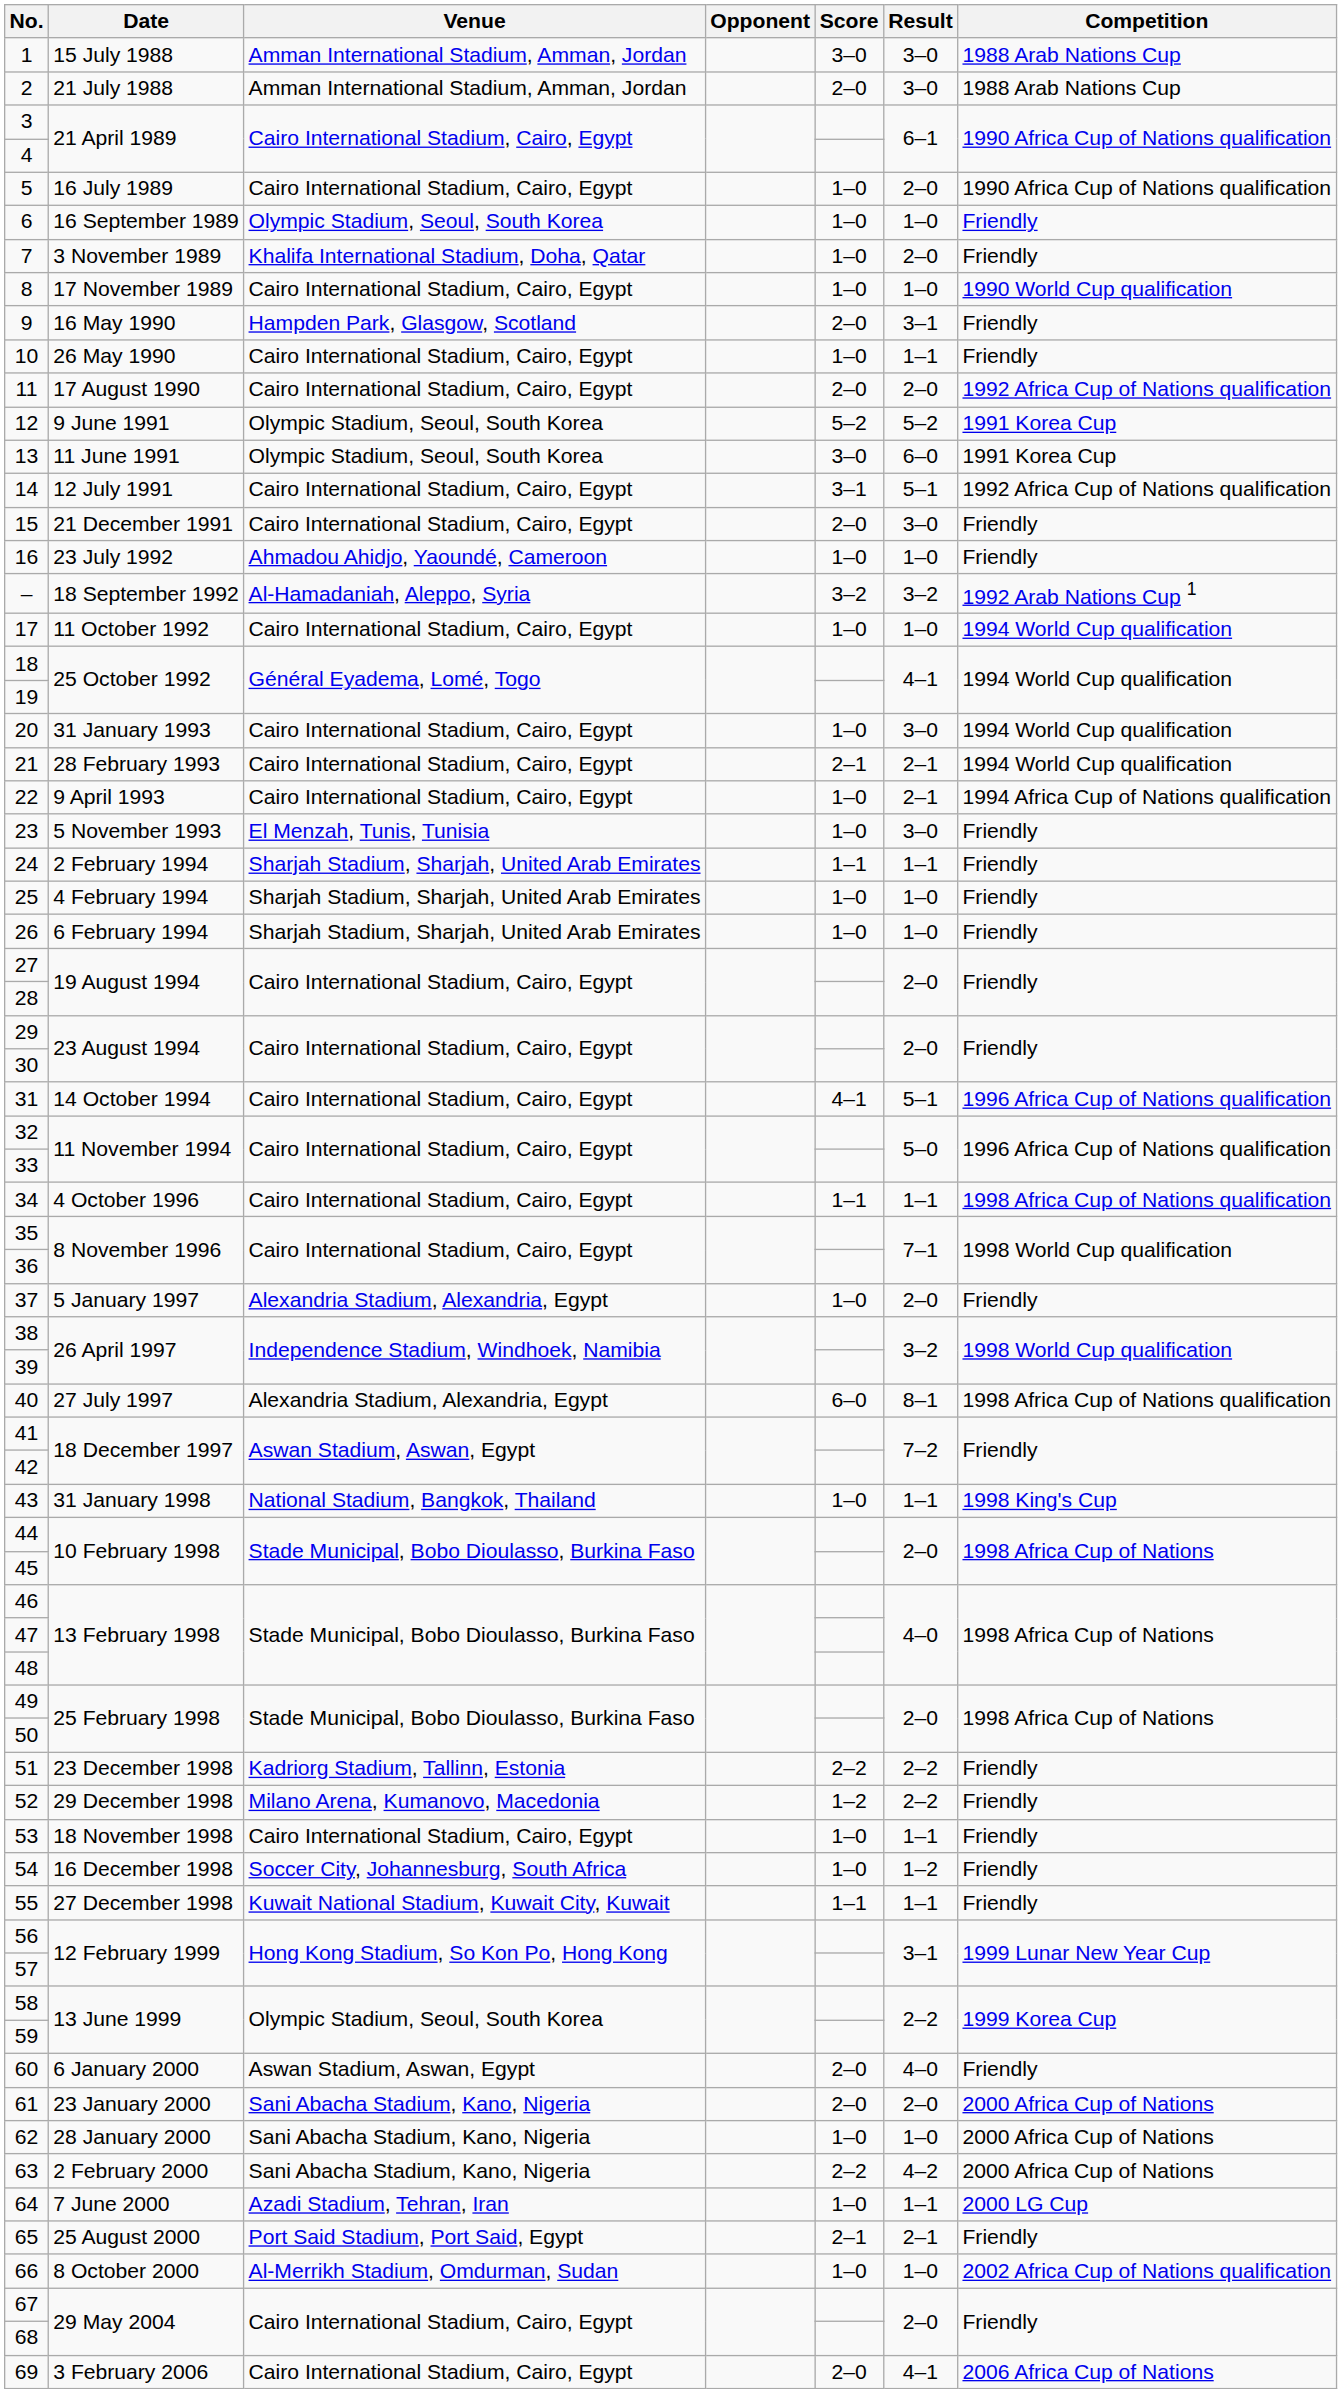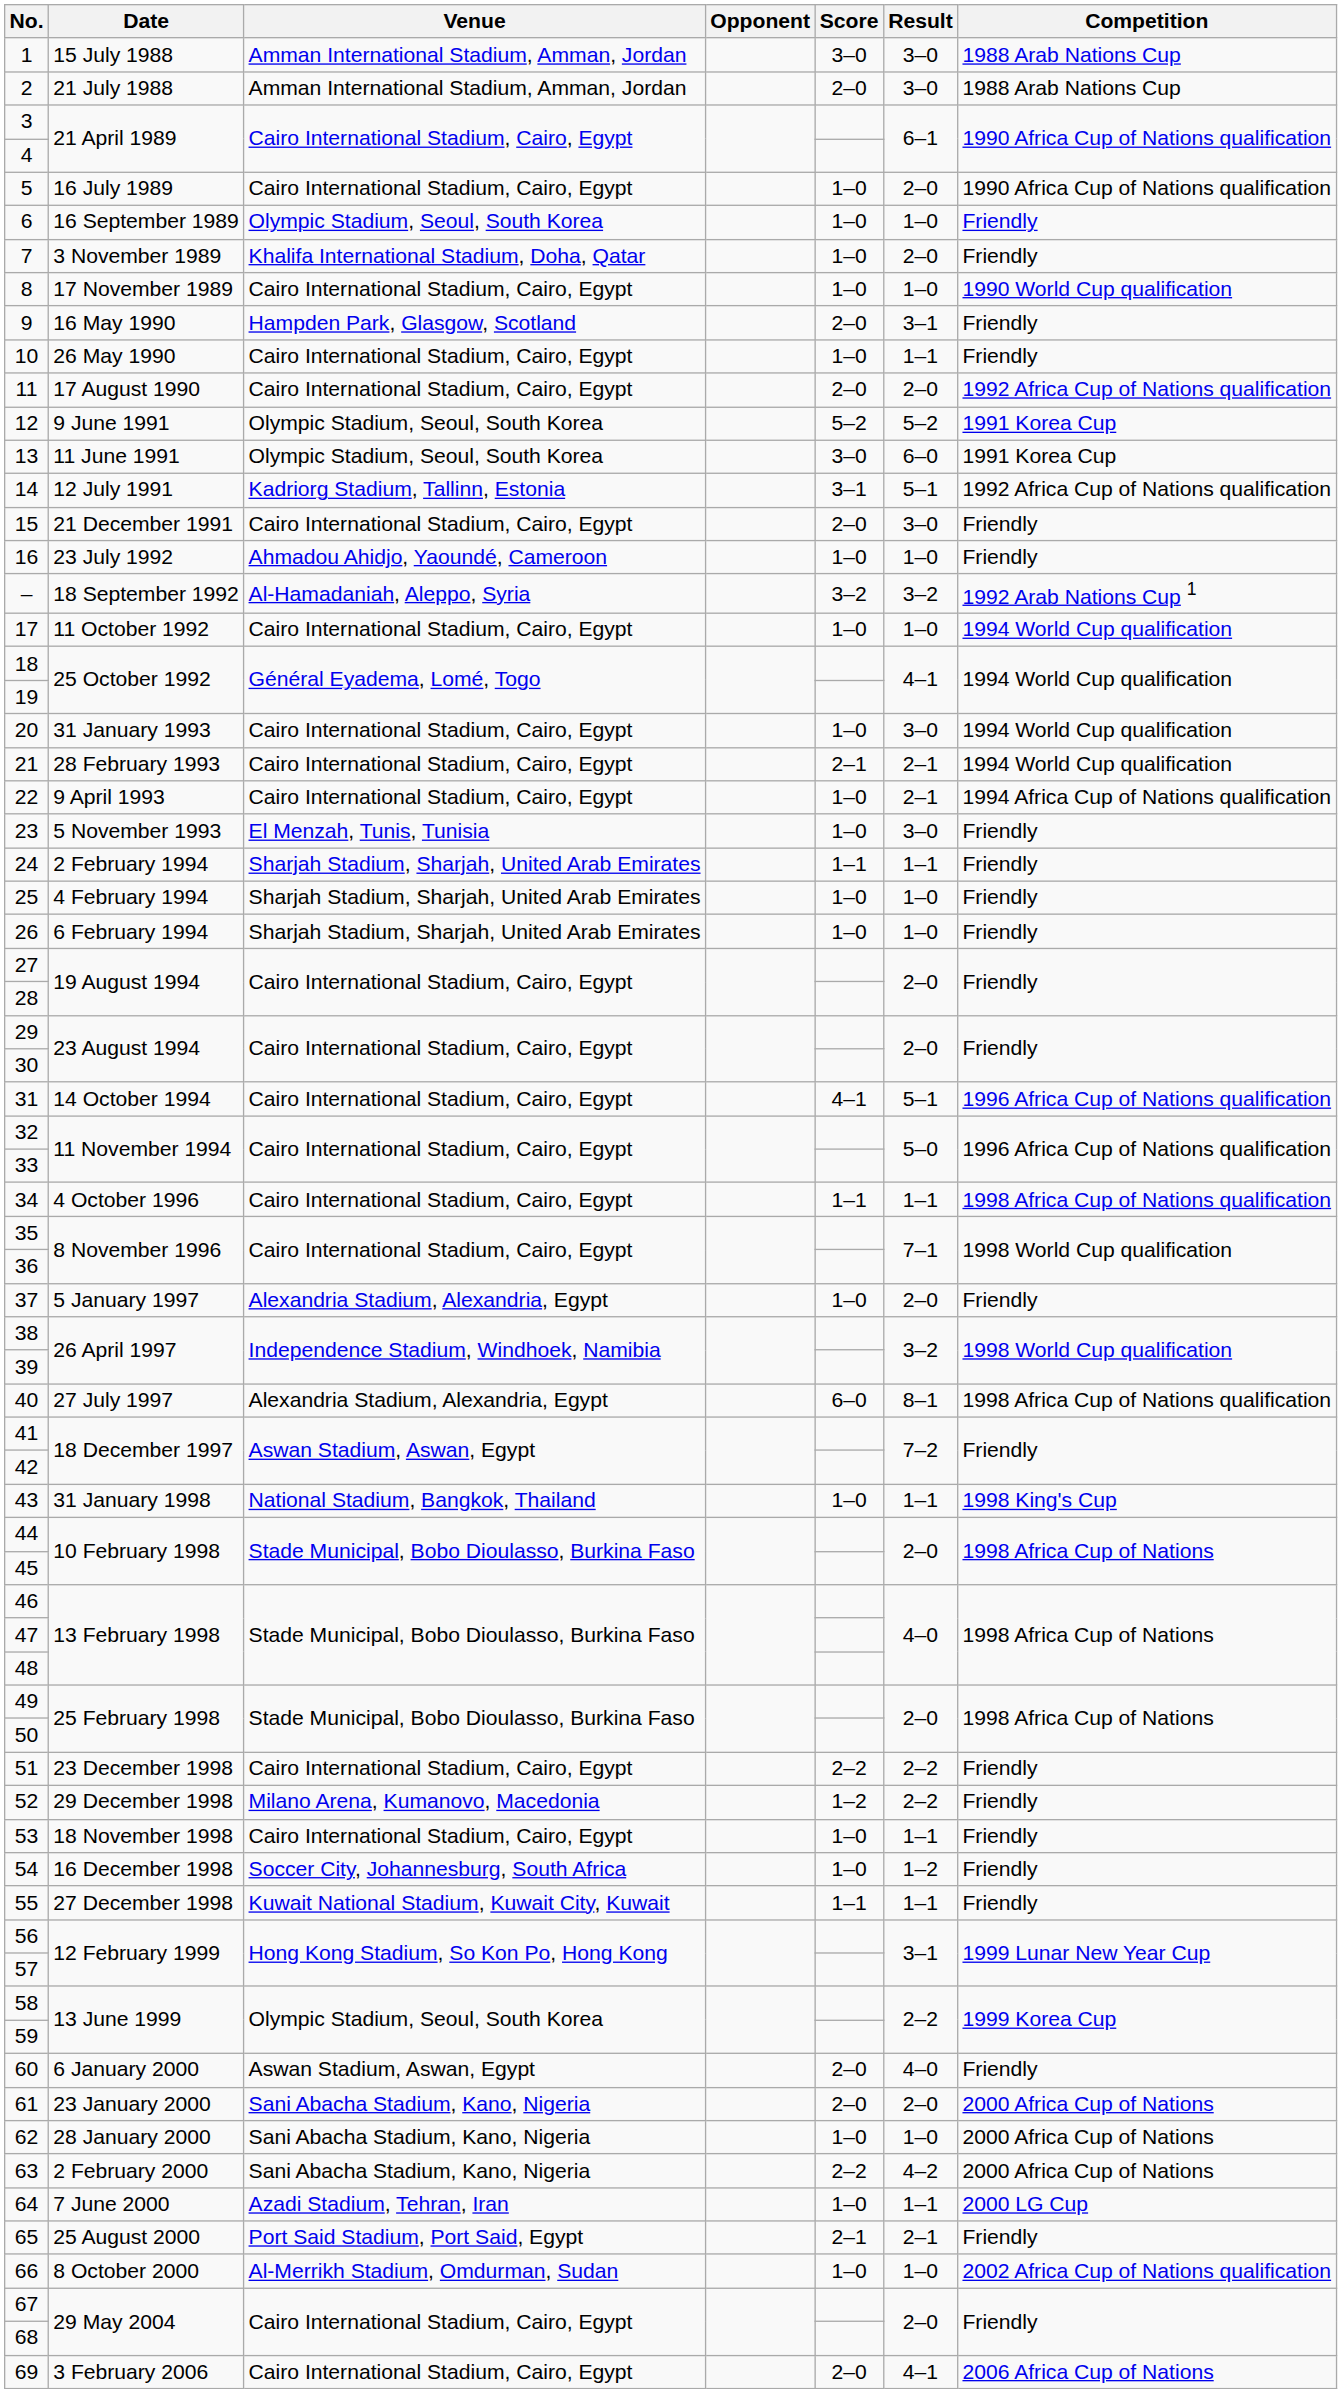(440, 490) Cairo International Stadium, Cairo, Egypt -> (407, 490) Kadriorg Stadium, Tallinn, Estonia
(407, 1768) Kadriorg Stadium, Tallinn, Estonia -> (440, 1768) Cairo International Stadium, Cairo, Egypt
